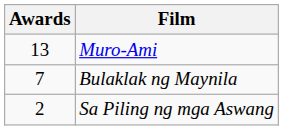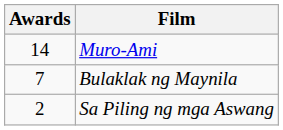(40, 49) 13 -> (40, 49) 14
